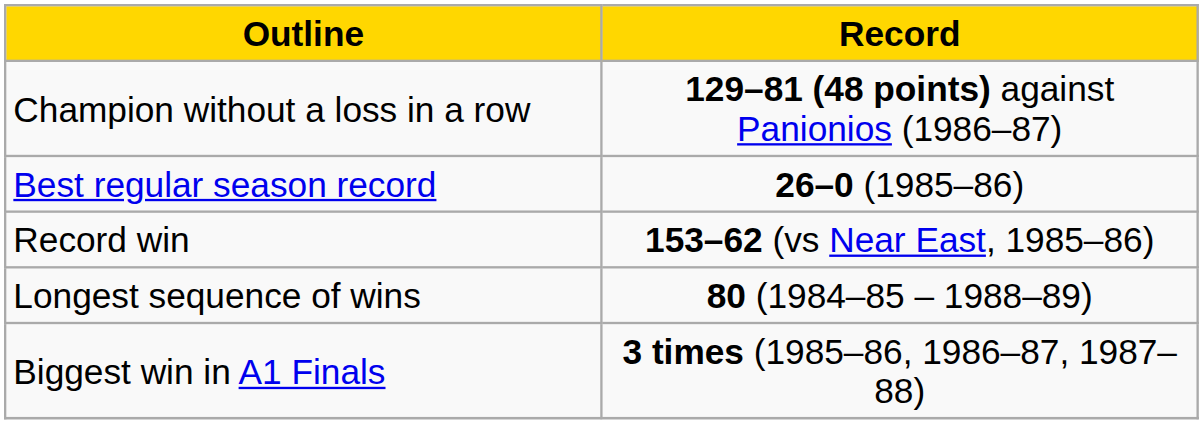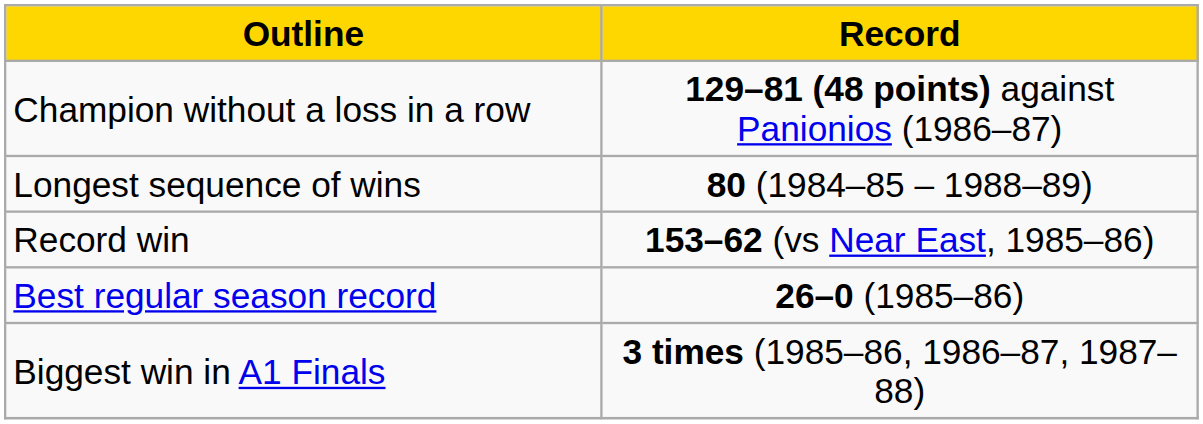rows swapped: (225, 184) <-> (217, 296)
